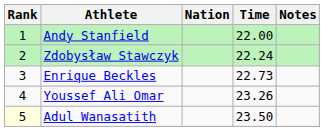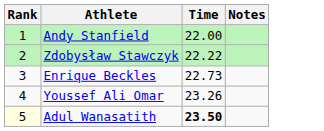- column: (207, 15)
(254, 55) 22.24 -> (203, 55) 22.22
(254, 116) normal -> (203, 116) bold
